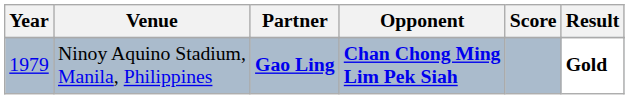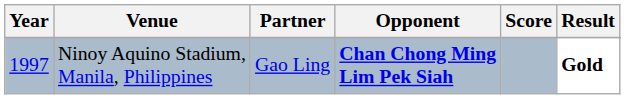(29, 65) 1979 -> (29, 65) 1997
(295, 65) bold -> (293, 65) normal
